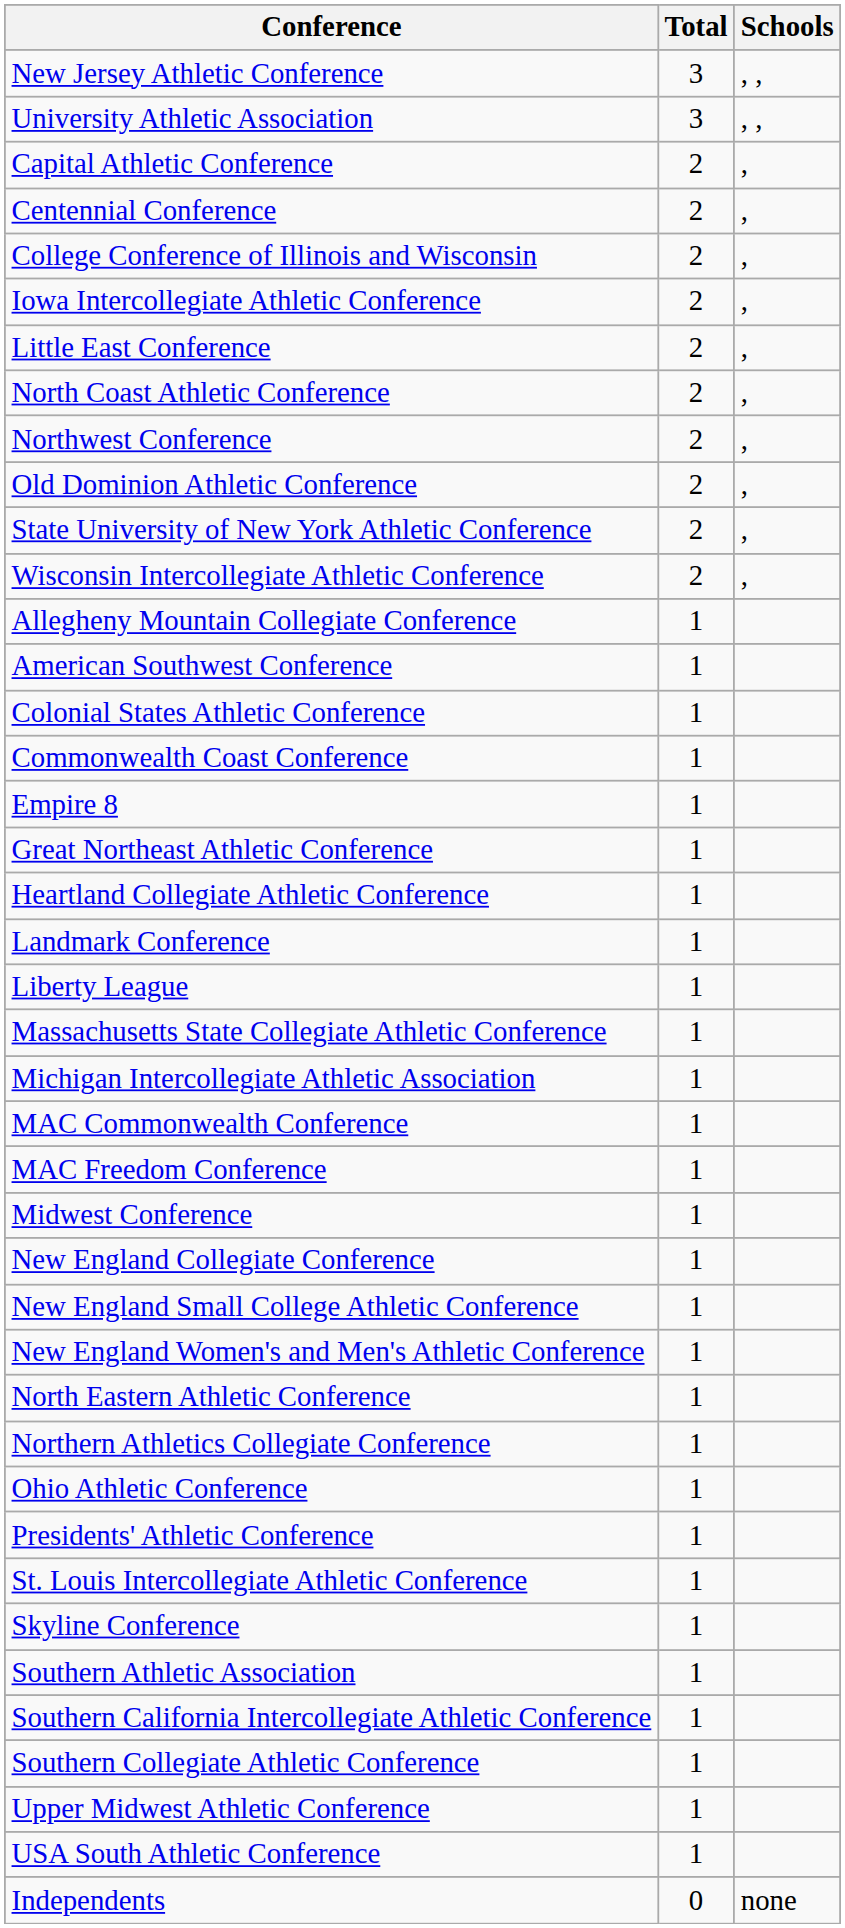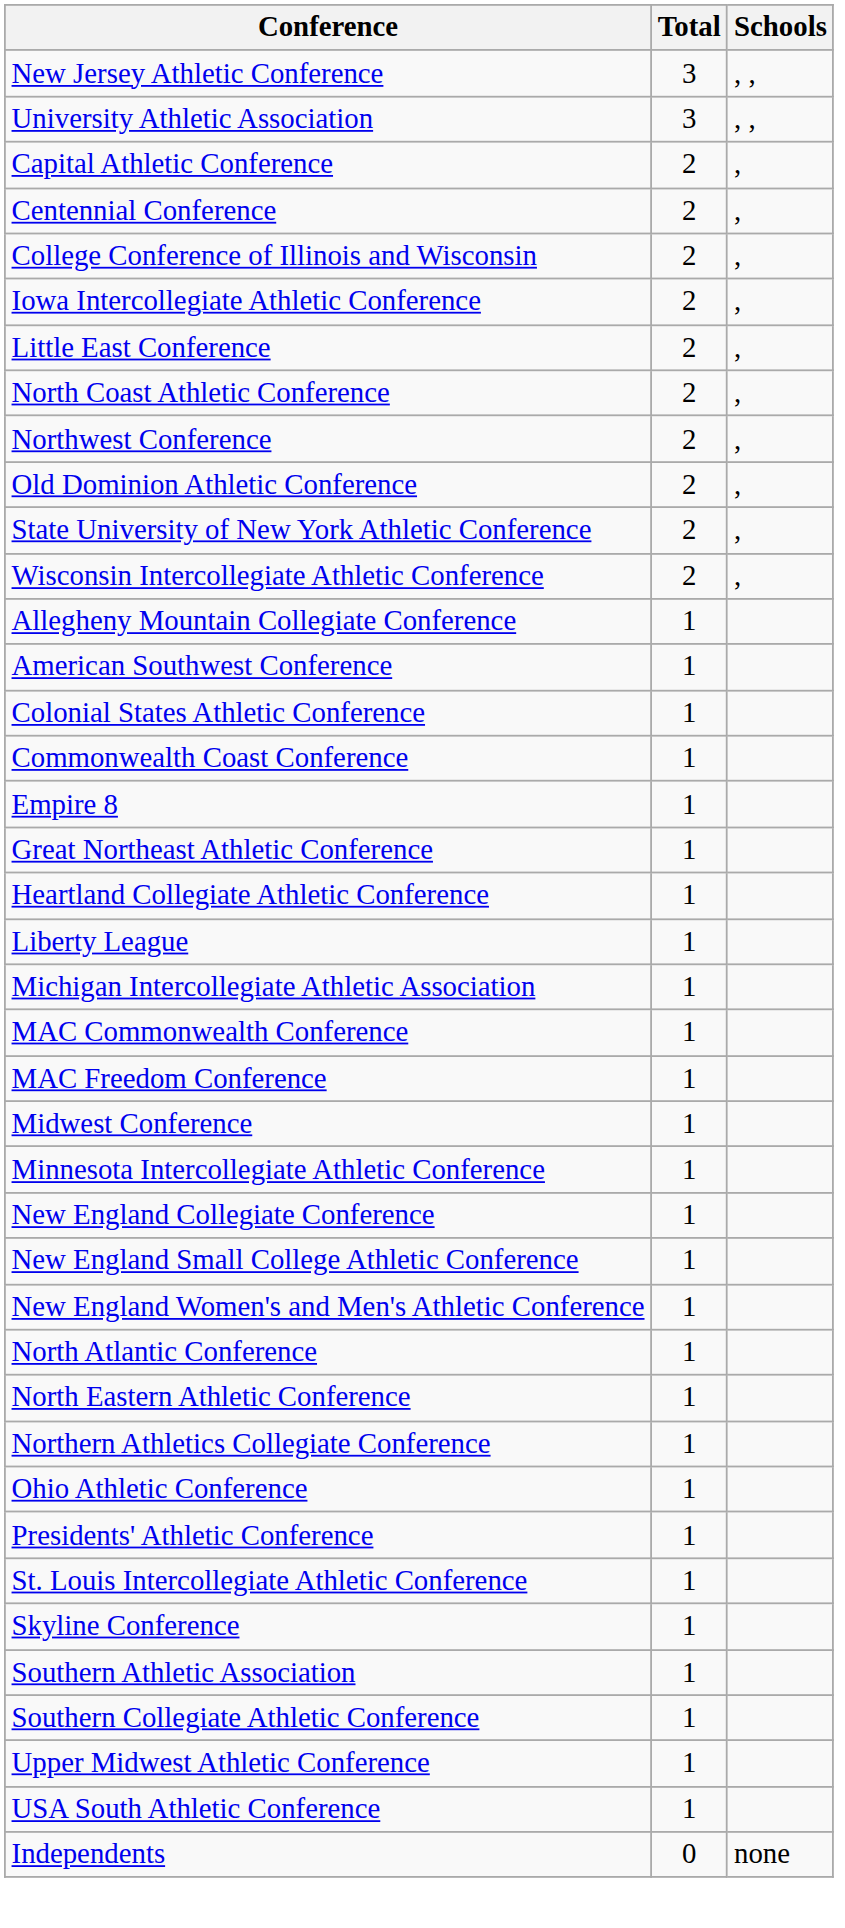- row: (141, 940)
- row: (309, 1032)
+ row: (278, 1169)
+ row: (164, 1351)
- row: (331, 1717)
